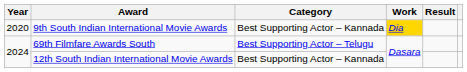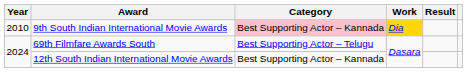(18, 28) 2020 -> (18, 28) 2010
(311, 28) no background -> (311, 28) pink background
